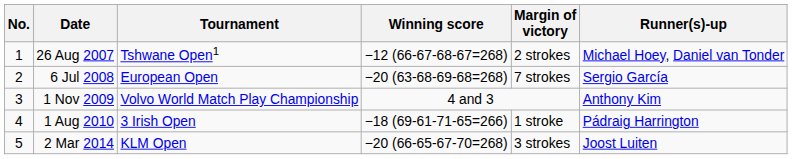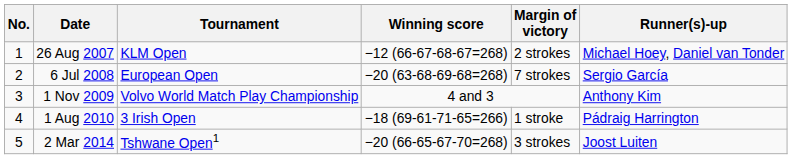(170, 54) Tshwane Open1 -> (153, 53) KLM Open
(153, 143) KLM Open -> (170, 142) Tshwane Open1
